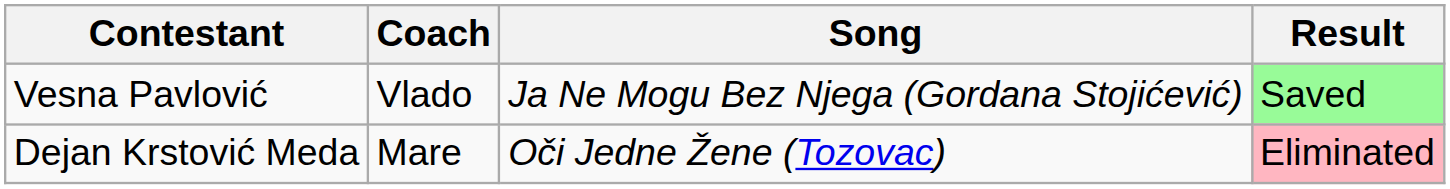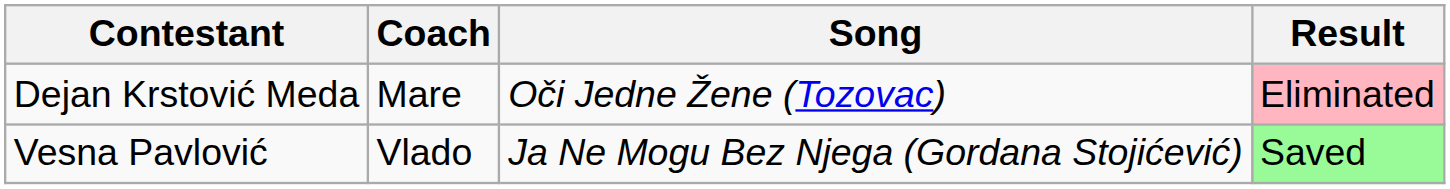rows swapped: (187, 152) <-> (141, 93)
